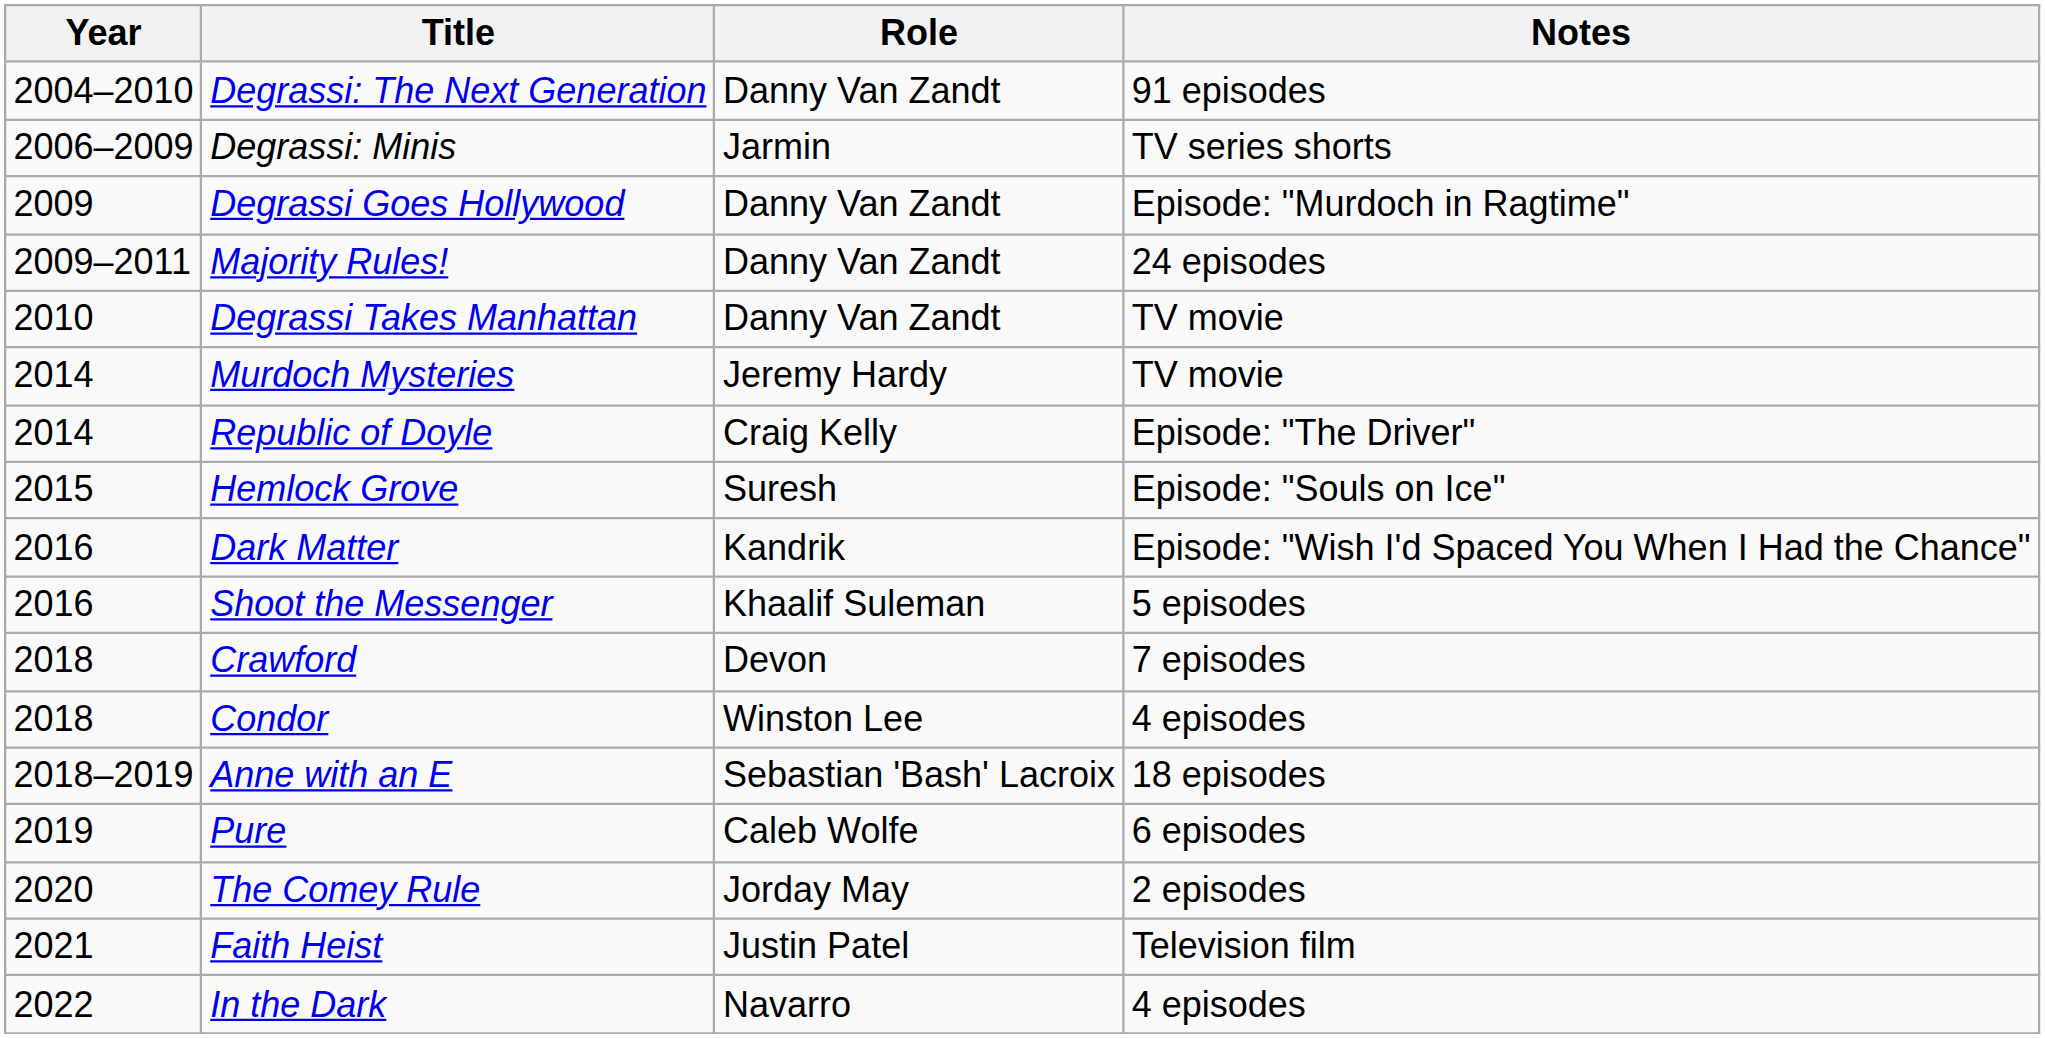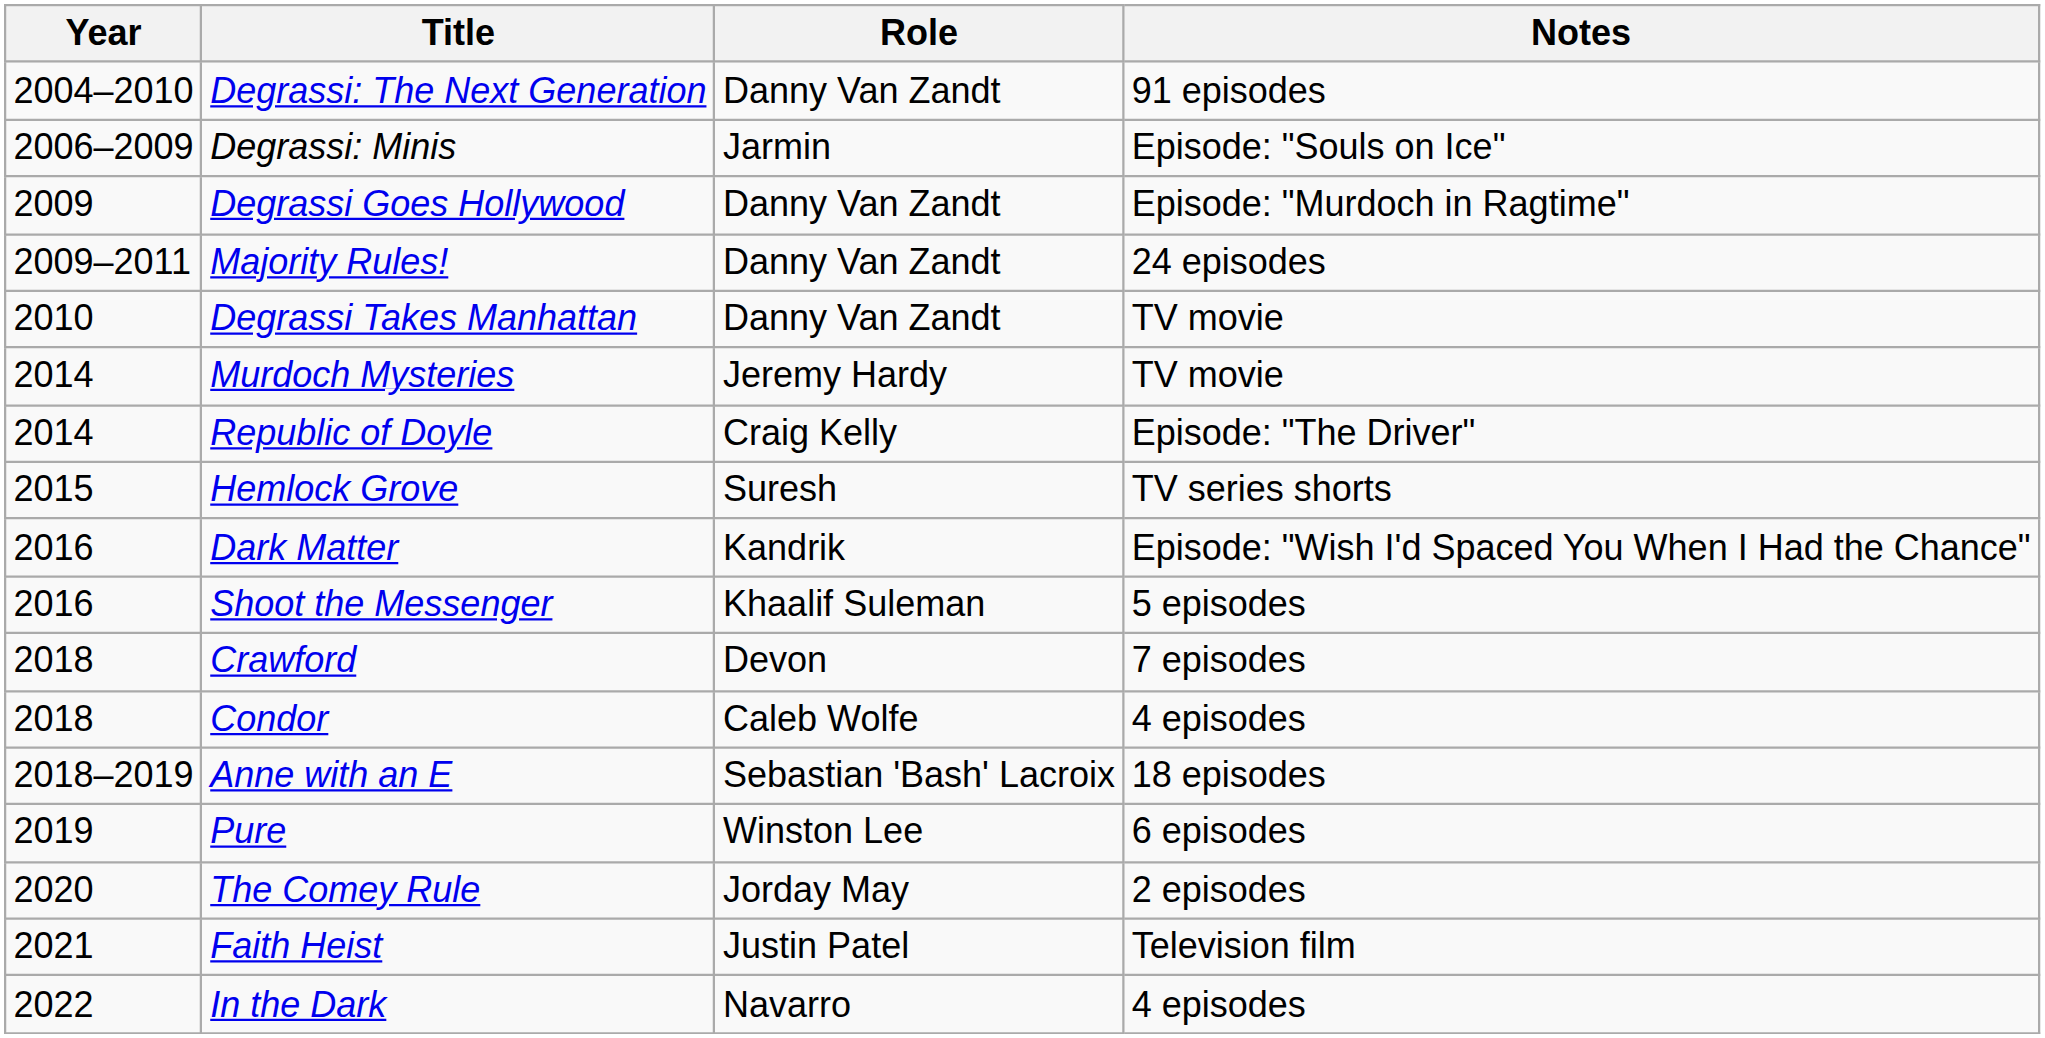(1262, 147) TV series shorts -> (1319, 147) Episode: "Souls on Ice"
(1319, 489) Episode: "Souls on Ice" -> (1262, 489) TV series shorts
(823, 718) Winston Lee -> (821, 718) Caleb Wolfe
(821, 832) Caleb Wolfe -> (823, 832) Winston Lee
